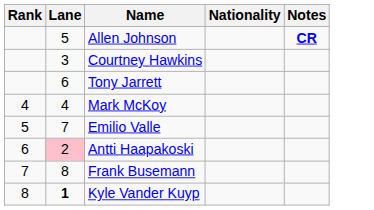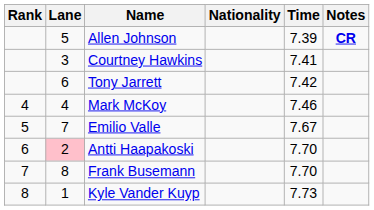+ column: (303, 15)
(65, 194) bold -> (65, 194) normal
